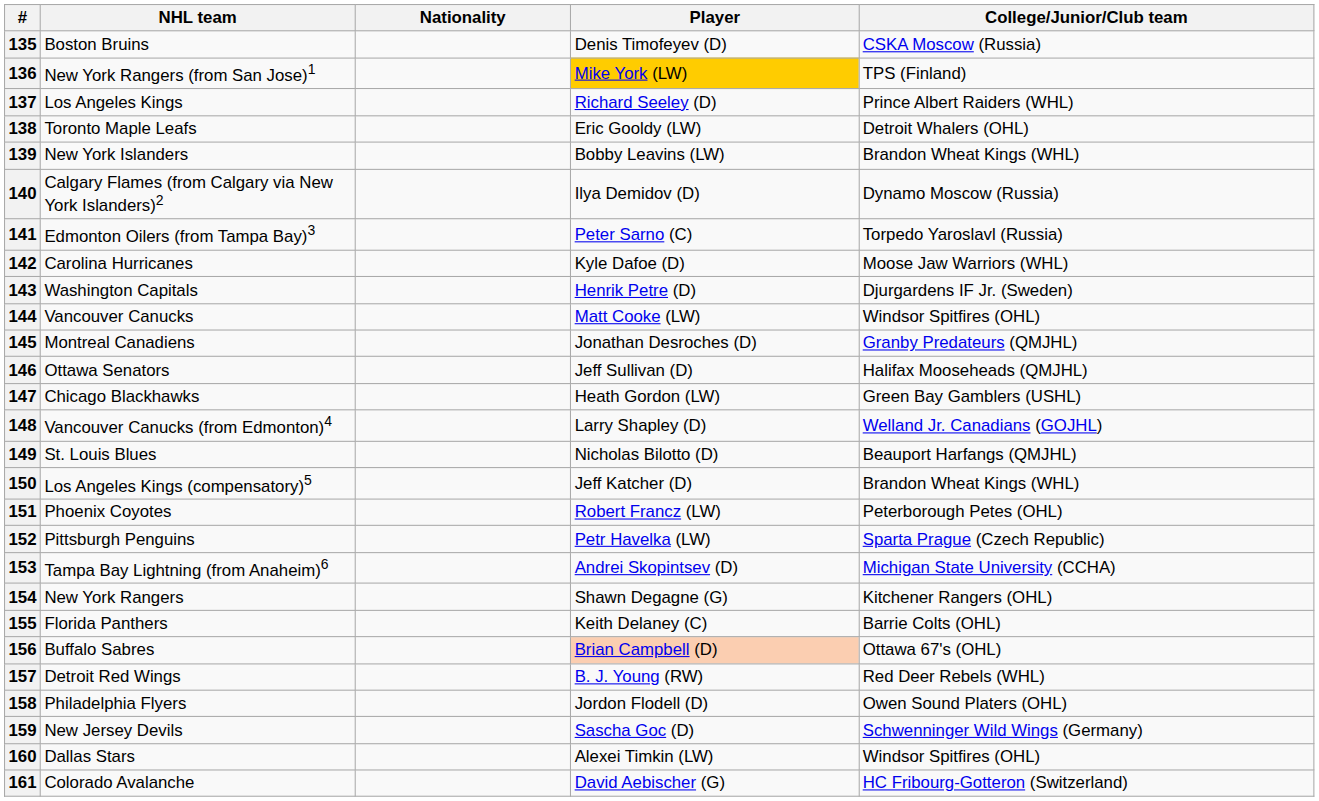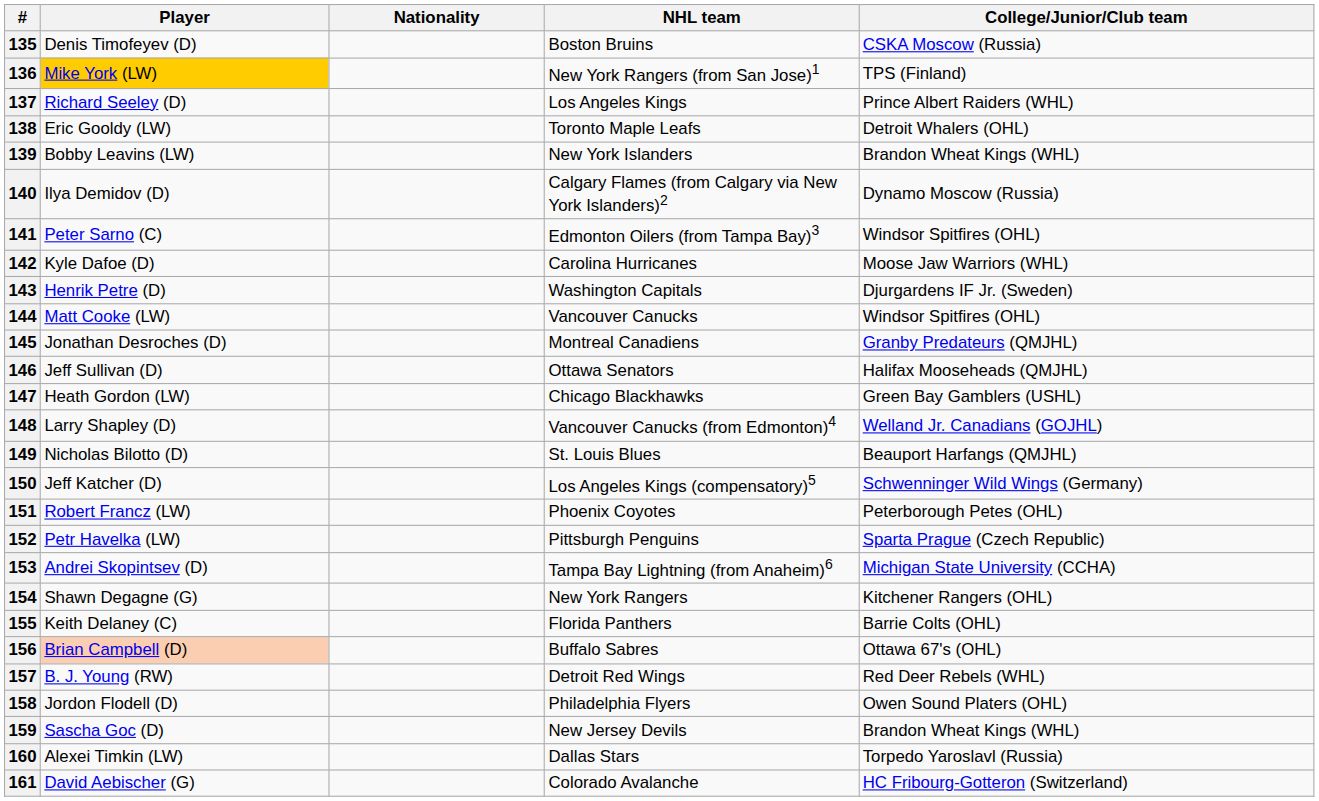columns swapped: (715, 17) <-> (198, 17)
(963, 234) Torpedo Yaroslavl (Russia) -> (951, 234) Windsor Spitfires (OHL)
(971, 483) Brandon Wheat Kings (WHL) -> (1003, 483) Schwenninger Wild Wings (Germany)
(1003, 730) Schwenninger Wild Wings (Germany) -> (971, 730) Brandon Wheat Kings (WHL)
(951, 756) Windsor Spitfires (OHL) -> (963, 756) Torpedo Yaroslavl (Russia)
